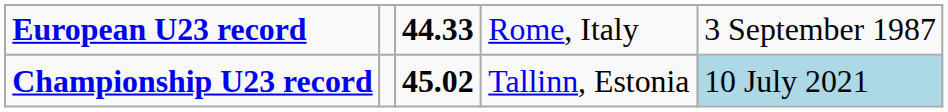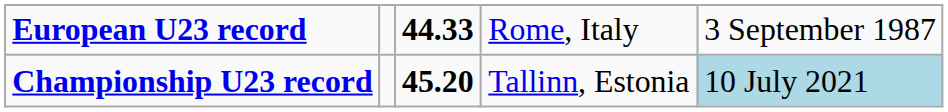(438, 80) 45.02 -> (438, 80) 45.20
